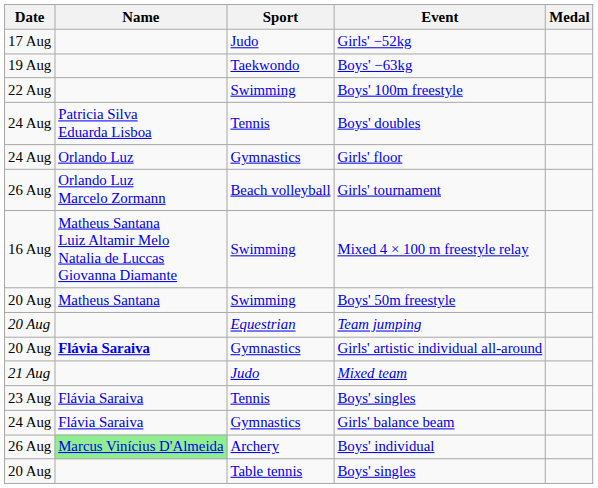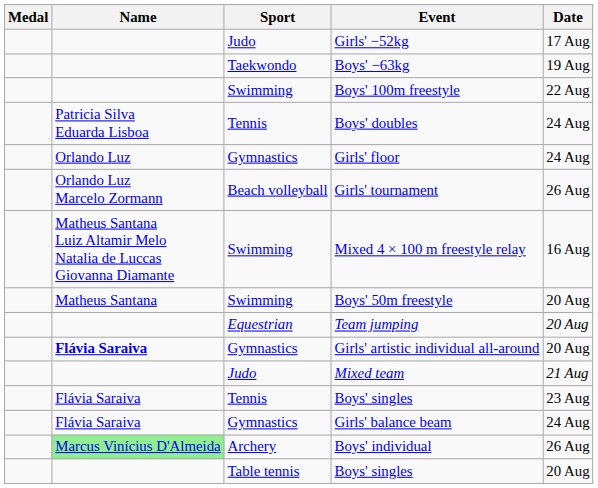columns swapped: (569, 17) <-> (30, 17)
